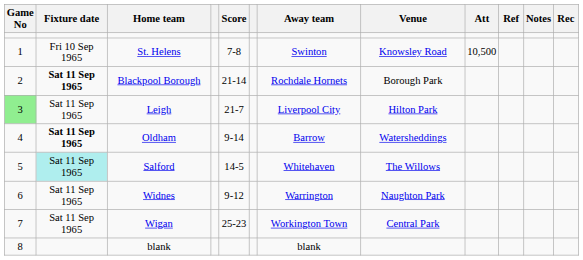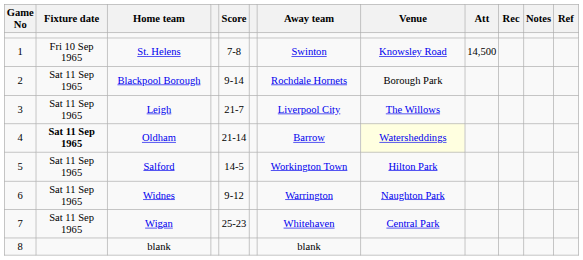columns swapped: (566, 18) <-> (511, 18)
(482, 52) 10,500 -> (482, 52) 14,500
(72, 80) bold -> (72, 80) normal
(234, 80) 21-14 -> (234, 80) 9-14
(20, 109) lightgreen background -> (20, 109) no background
(413, 109) Hilton Park -> (413, 109) The Willows
(234, 138) 9-14 -> (234, 138) 21-14
(413, 138) no background -> (413, 138) lightyellow background
(72, 166) paleturquoise background -> (72, 166) no background
(309, 166) Whitehaven -> (309, 166) Workington Town
(413, 166) The Willows -> (413, 166) Hilton Park
(309, 224) Workington Town -> (309, 224) Whitehaven
